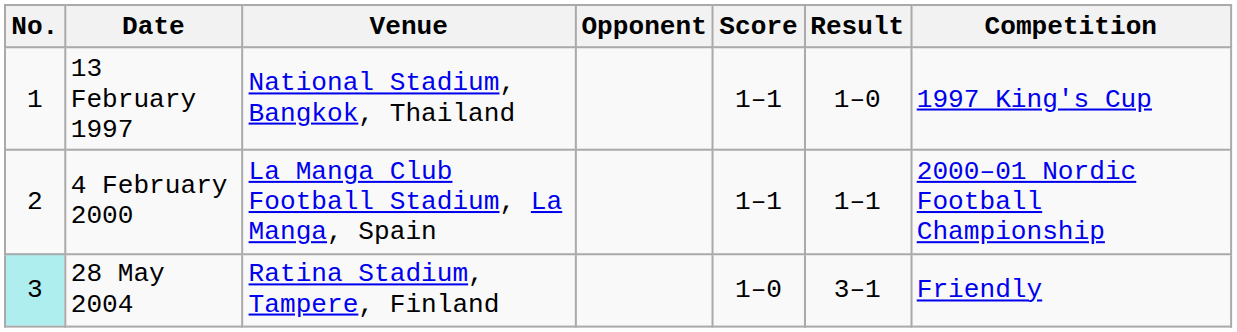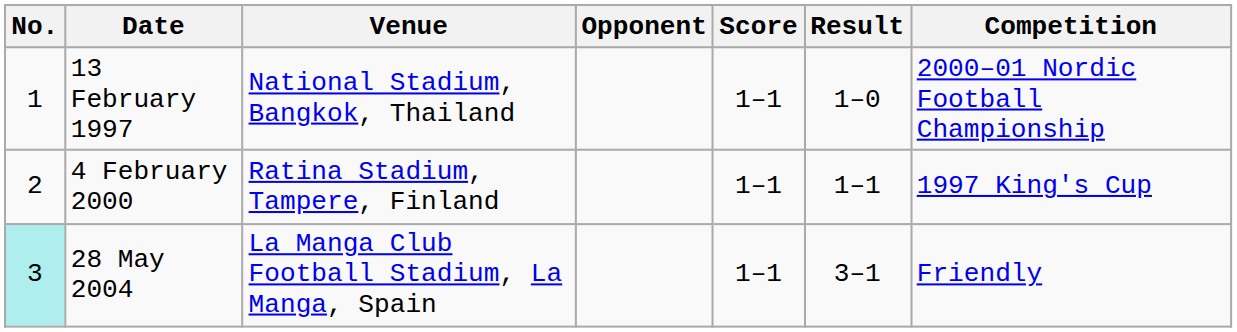(1034, 99) 1997 King's Cup -> (1026, 99) 2000–01 Nordic Football Championship
(405, 202) La Manga Club Football Stadium, La Manga, Spain -> (374, 187) Ratina Stadium, Tampere, Finland
(1026, 202) 2000–01 Nordic Football Championship -> (1034, 187) 1997 King's Cup
(374, 290) Ratina Stadium, Tampere, Finland -> (405, 275) La Manga Club Football Stadium, La Manga, Spain
(759, 290) 1–0 -> (759, 275) 1–1
